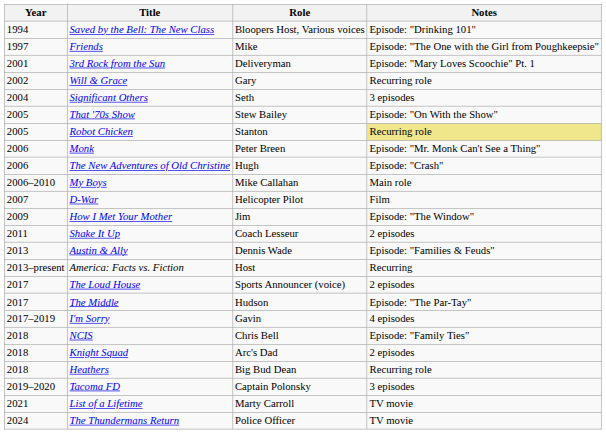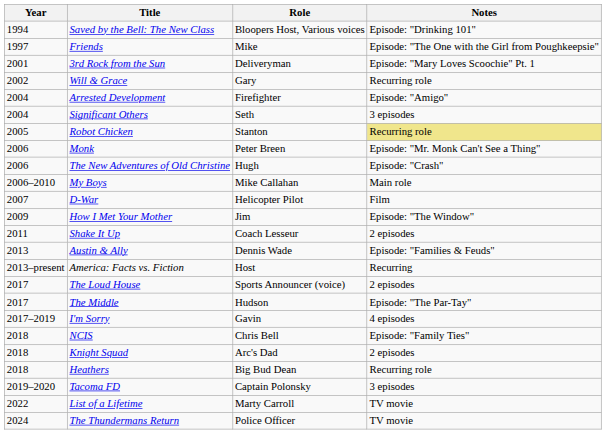+ row: (117, 98)
- row: (102, 115)
(18, 404) 2021 -> (18, 404) 2022
